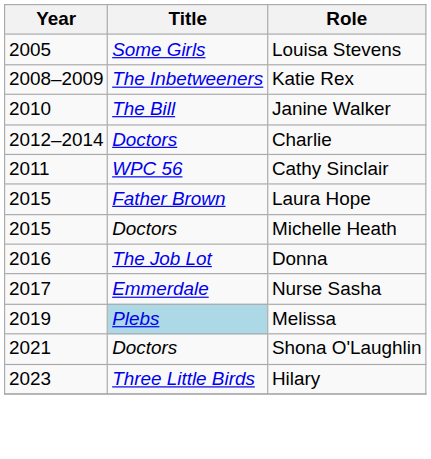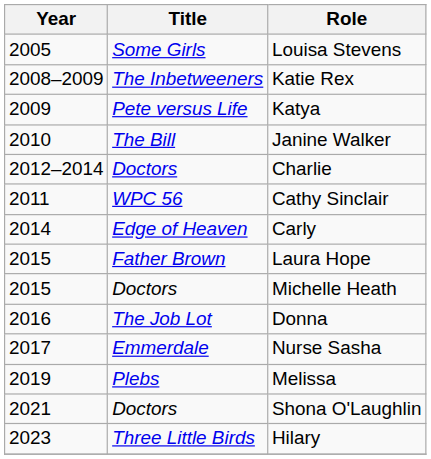+ row: (296, 109)
+ row: (294, 229)
(136, 318) lightblue background -> (136, 378) no background
